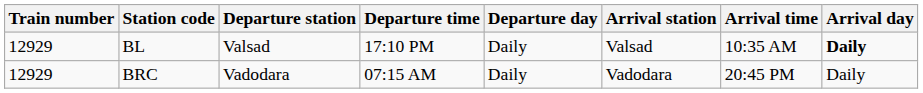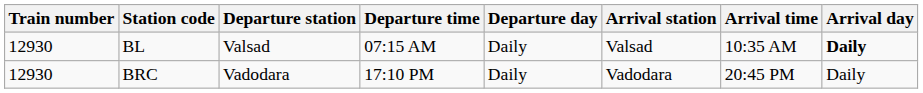(31, 46) 12929 -> (31, 46) 12930
(399, 46) 17:10 PM -> (400, 46) 07:15 AM
(31, 74) 12929 -> (31, 74) 12930
(400, 74) 07:15 AM -> (399, 74) 17:10 PM
